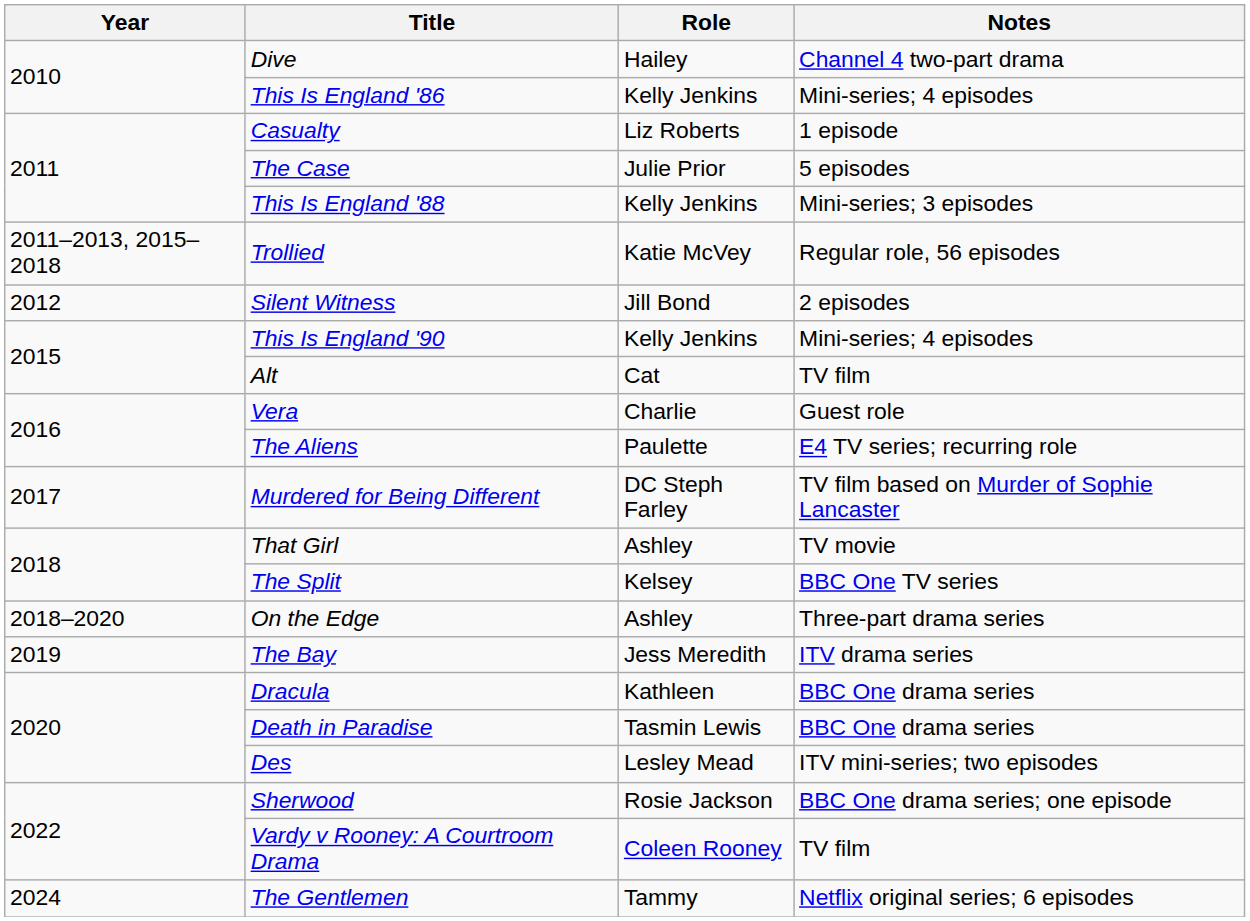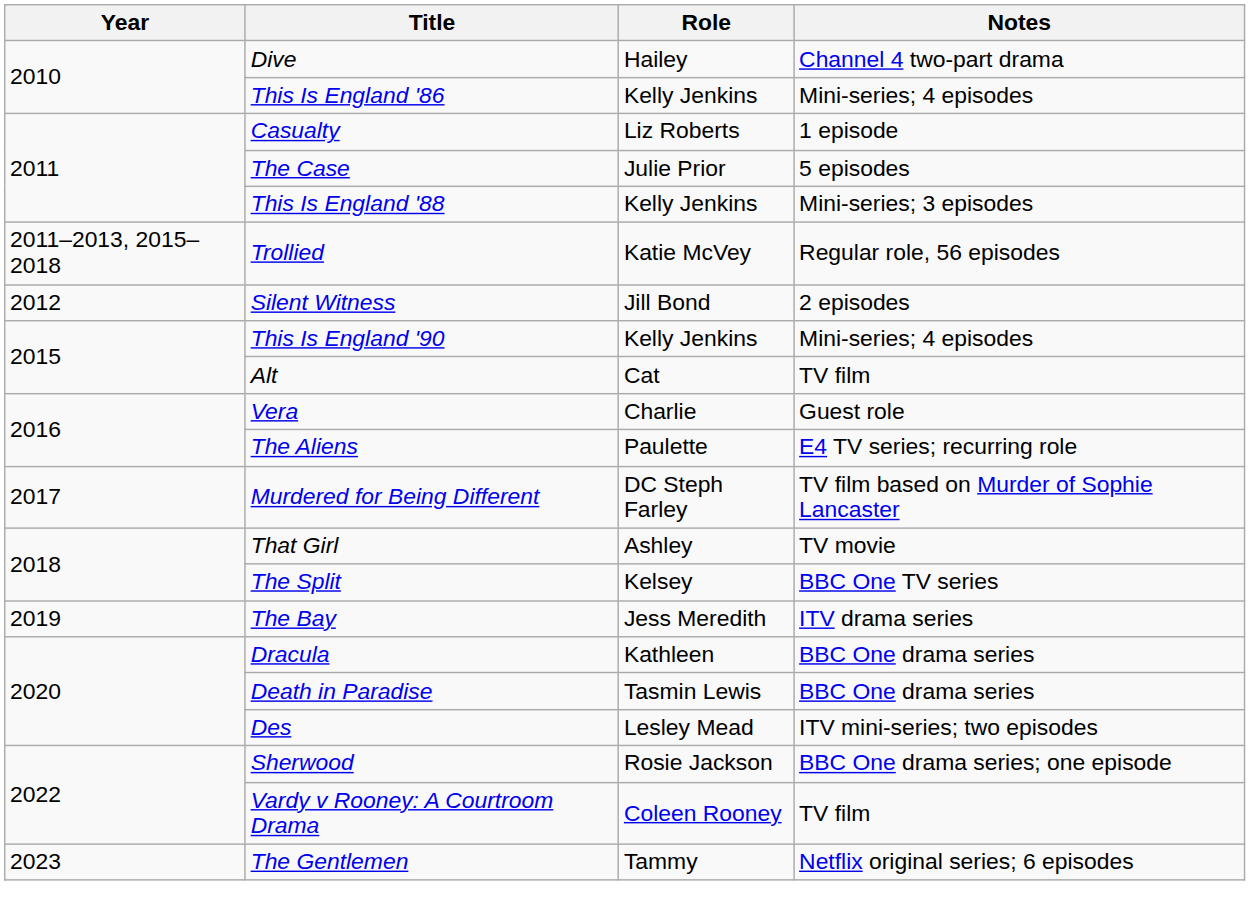- row: (315, 618)
(35, 898) 2024 -> (35, 861) 2023
